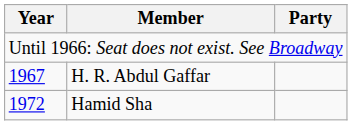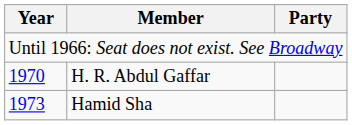(27, 76) 1967 -> (27, 76) 1970
(27, 104) 1972 -> (27, 104) 1973
